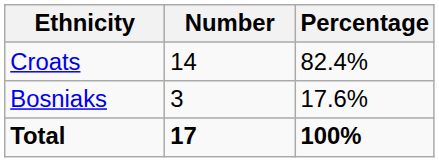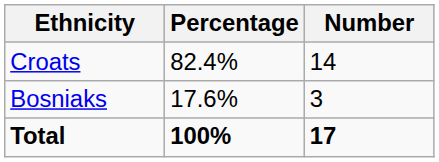columns swapped: (230, 23) <-> (365, 23)
